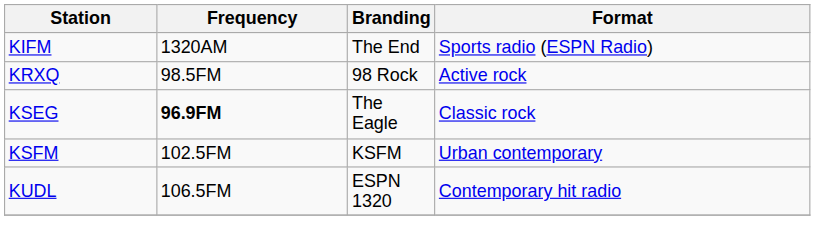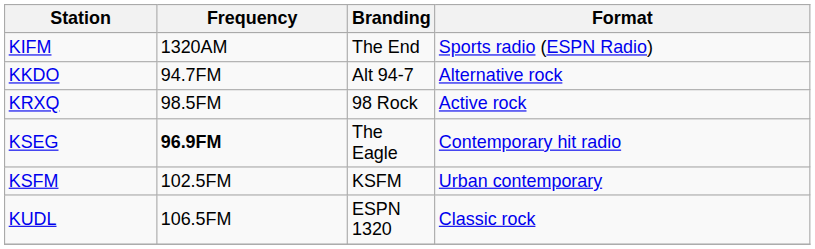+ row: (34, 75)
(487, 114) Classic rock -> (530, 142) Contemporary hit radio
(530, 191) Contemporary hit radio -> (487, 219) Classic rock
